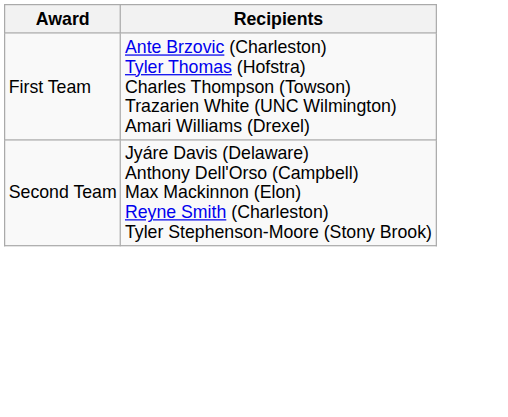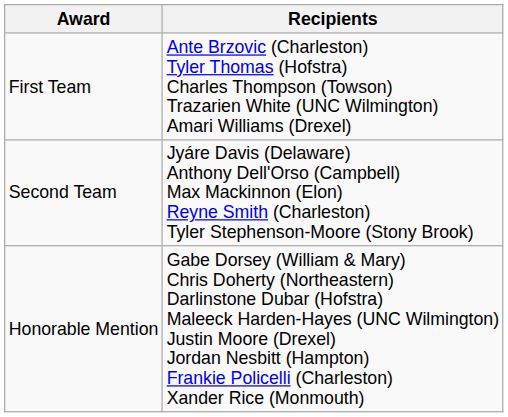+ row: (84, 329)
